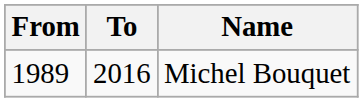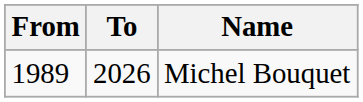(122, 73) 2016 -> (122, 73) 2026
